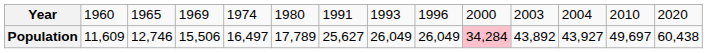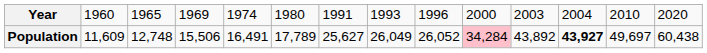(152, 36) 12,746 -> (152, 36) 12,748
(247, 36) 16,497 -> (247, 36) 16,491
(439, 36) 26,049 -> (439, 36) 26,052
(583, 36) normal -> (583, 36) bold
